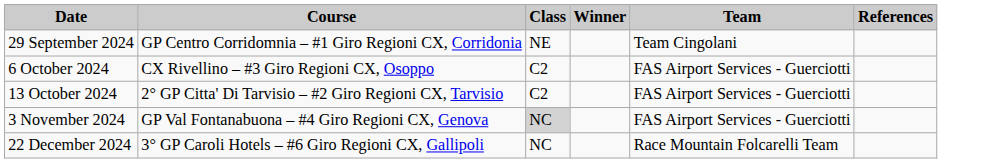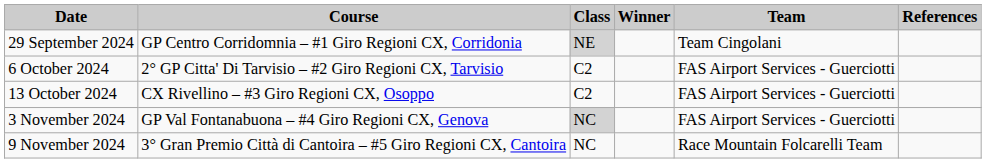(540, 42) no background -> (584, 42) lightgrey background
(288, 68) CX Rivellino – #3 Giro Regioni CX, Osoppo -> (322, 68) 2° GP Citta' Di Tarvisio – #2 Giro Regioni CX, Tarvisio
(322, 94) 2° GP Citta' Di Tarvisio – #2 Giro Regioni CX, Tarvisio -> (288, 94) CX Rivellino – #3 Giro Regioni CX, Osoppo
+ row: (67, 145)
- row: (70, 145)
